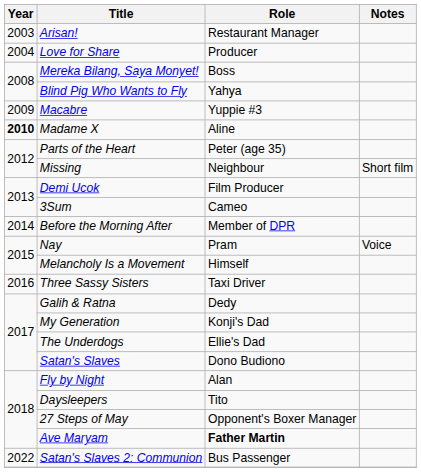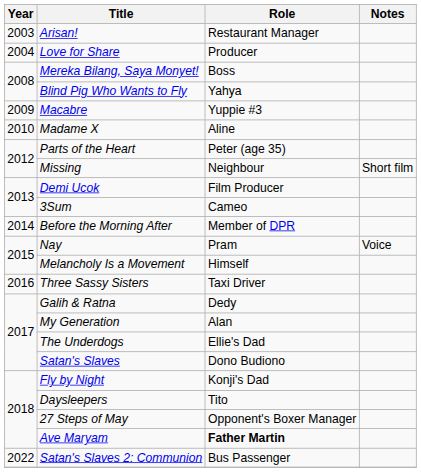(21, 129) bold -> (21, 129) normal
(239, 322) Konji's Dad -> (220, 322) Alan
(220, 380) Alan -> (239, 380) Konji's Dad
